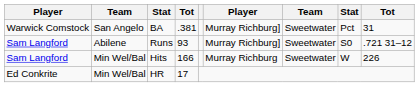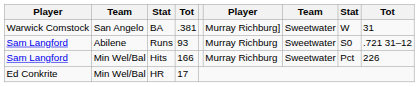(347, 27) Pct -> (345, 27) W
(243, 43) Murray Richburg] -> (241, 43) Murray Richburg
(345, 58) W -> (347, 58) Pct
